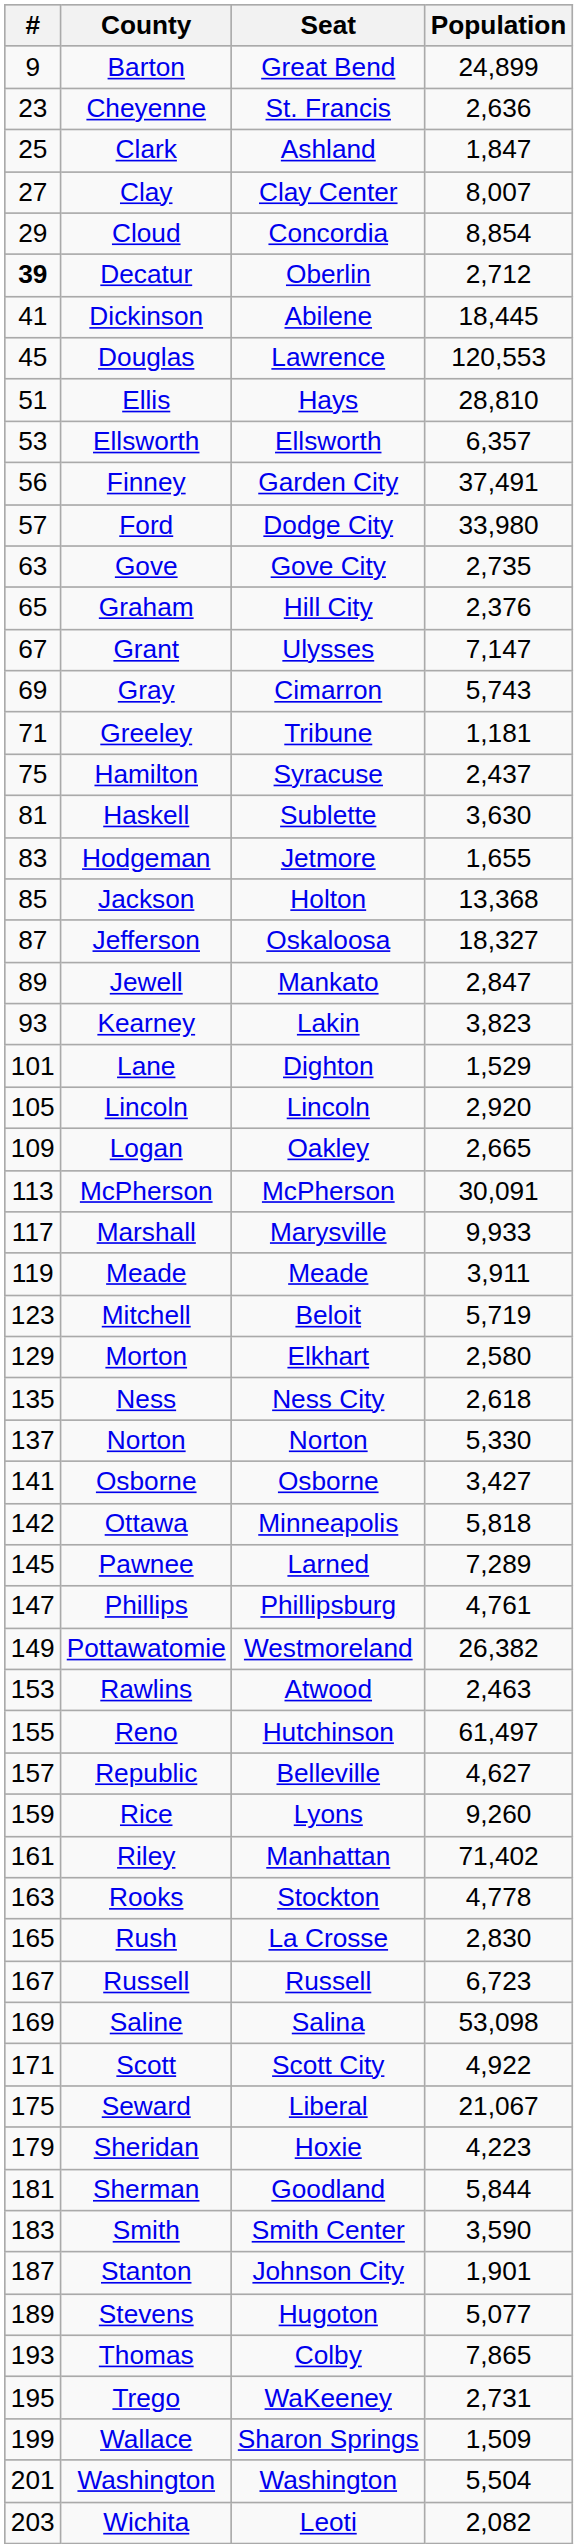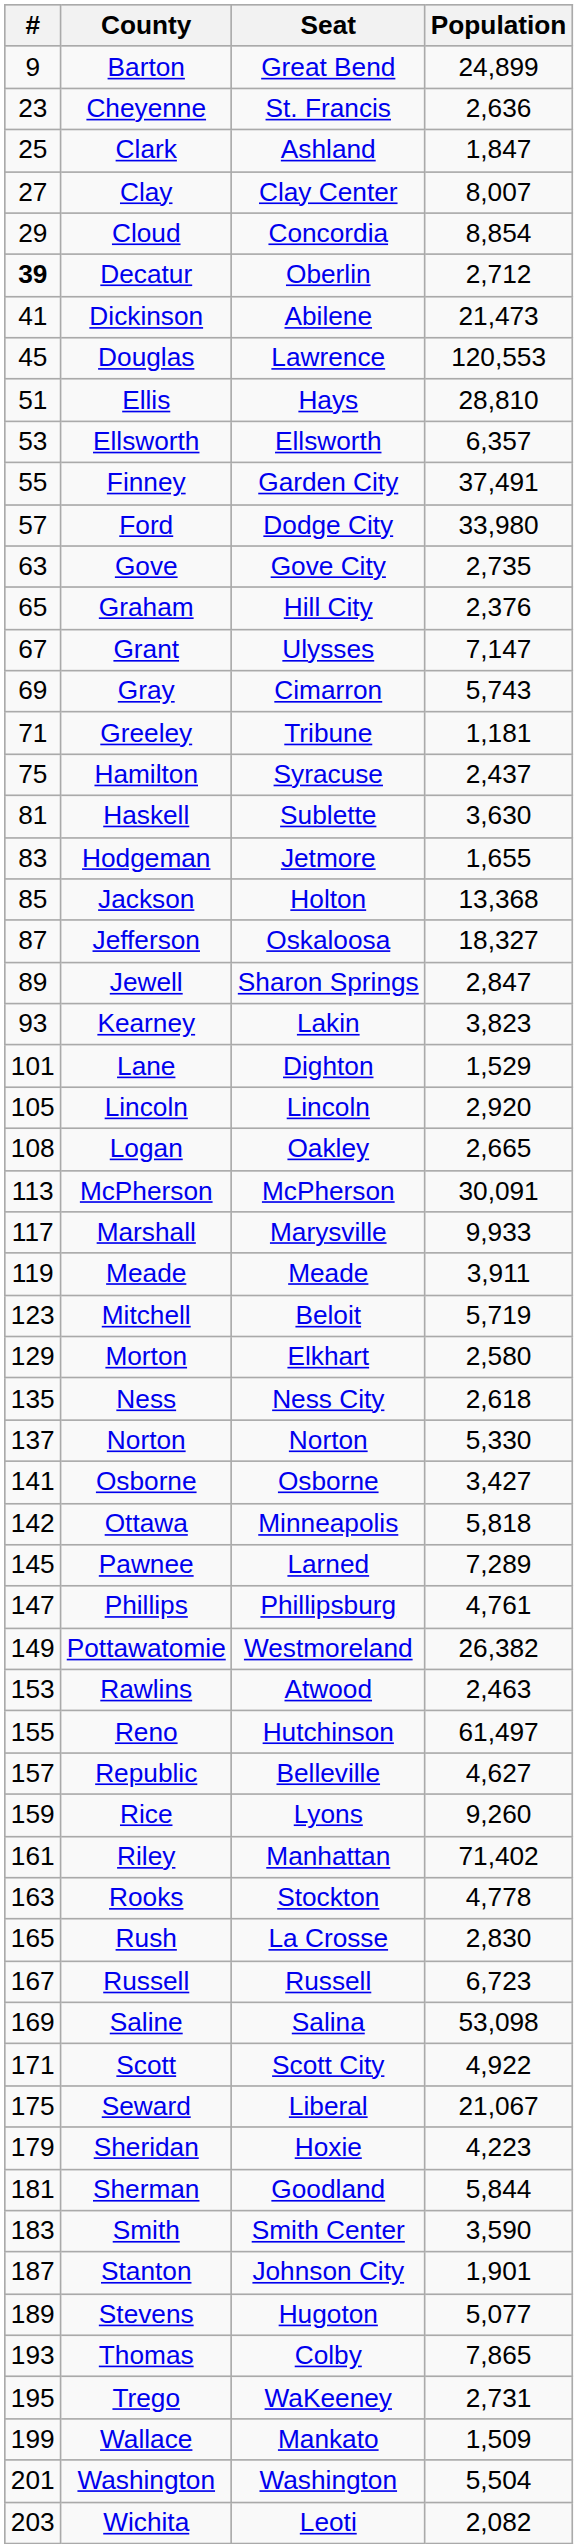(499, 316) 18,445 -> (499, 316) 21,473
(33, 483) 56 -> (33, 483) 55
(328, 982) Mankato -> (328, 982) Sharon Springs
(33, 1148) 109 -> (33, 1148) 108
(328, 2438) Sharon Springs -> (328, 2438) Mankato
